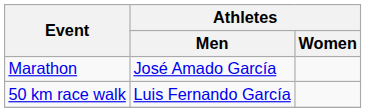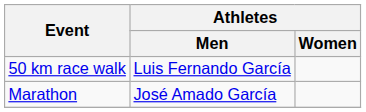rows swapped: (67, 95) <-> (43, 69)
